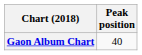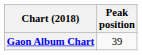(117, 41) 40 -> (117, 41) 39
